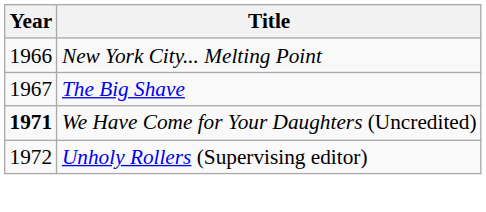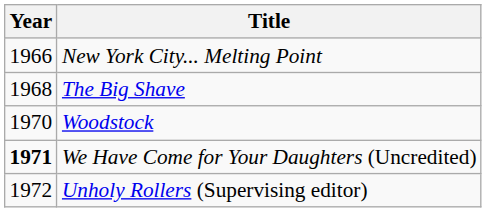(31, 88) 1967 -> (31, 88) 1968
+ row: (108, 122)
